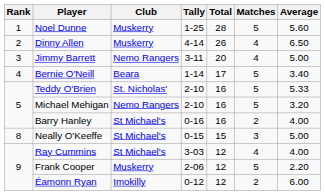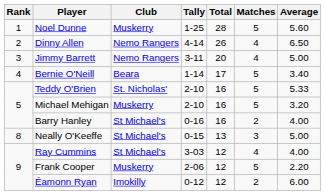(133, 43) Muskerry -> (146, 43) Nemo Rangers
(146, 105) Nemo Rangers -> (133, 105) Muskerry
(221, 136) 15 -> (221, 136) 13
